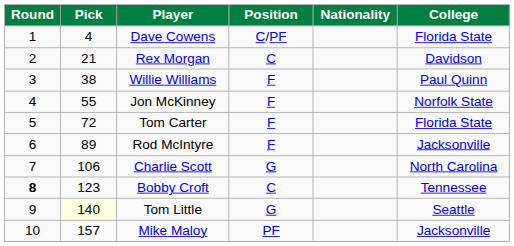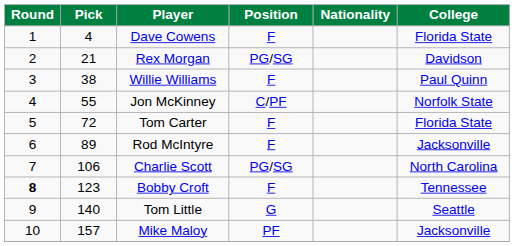(271, 36) C/PF -> (271, 36) F
(271, 58) C -> (271, 58) PG/SG
(271, 101) F -> (271, 101) C/PF
(271, 166) G -> (271, 166) PG/SG
(271, 187) C -> (271, 187) F
(89, 209) lightyellow background -> (89, 209) no background
